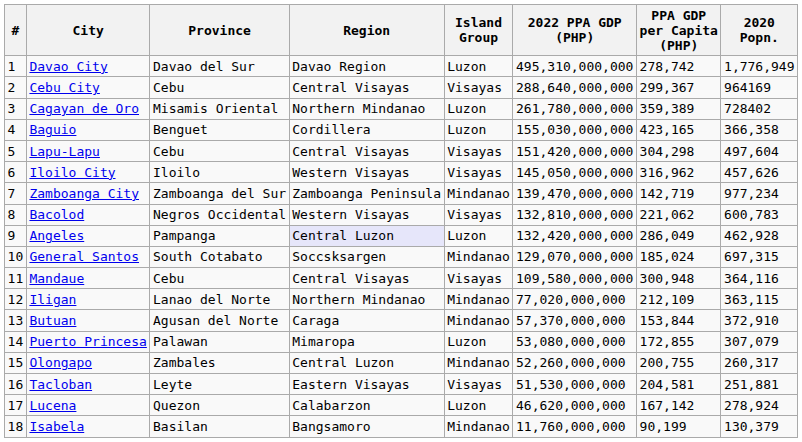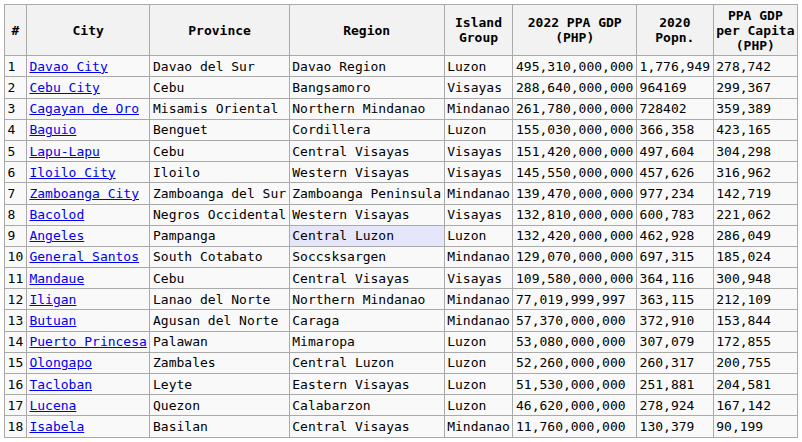columns swapped: (759, 30) <-> (679, 30)
(351, 87) Central Visayas -> (331, 87) Bangsamoro
(467, 109) Luzon -> (478, 109) Mindanao
(575, 172) 145,050,000,000 -> (575, 172) 145,550,000,000
(571, 299) 77,020,000,000 -> (571, 299) 77,019,999,997
(478, 363) Mindanao -> (467, 363) Luzon
(475, 384) Visayas -> (467, 384) Luzon
(331, 426) Bangsamoro -> (351, 426) Central Visayas
